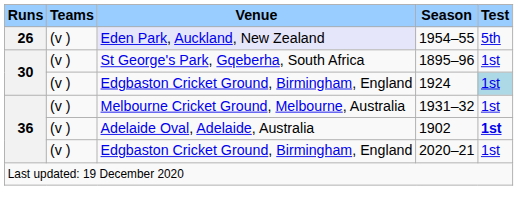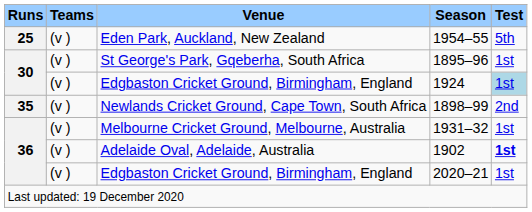(26, 38) 26 -> (26, 38) 25
(213, 38) lavender background -> (213, 38) no background
+ row: (461, 106)
